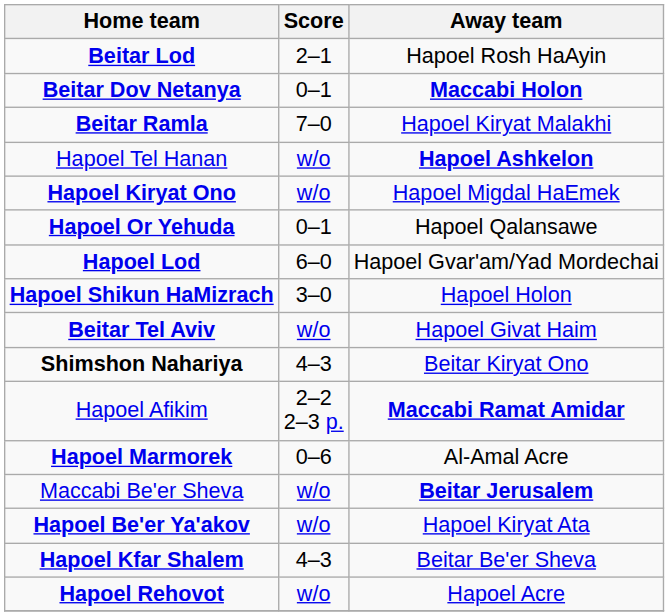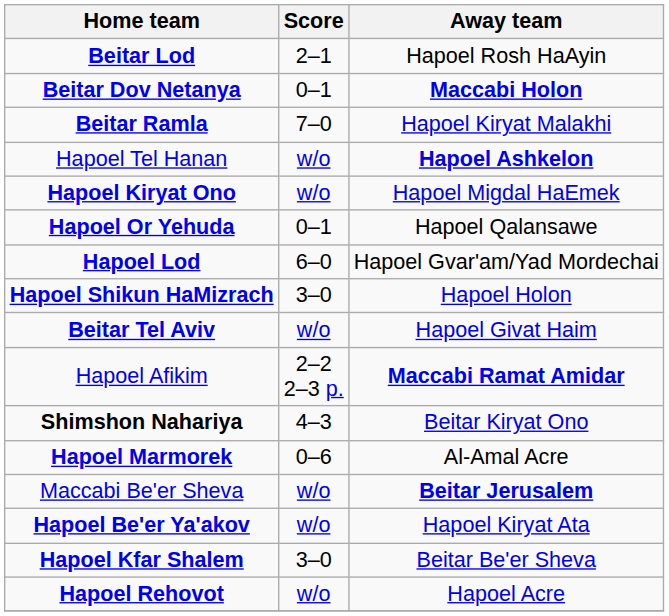rows swapped: (142, 364) <-> (142, 410)
(314, 559) 4–3 -> (314, 559) 3–0
